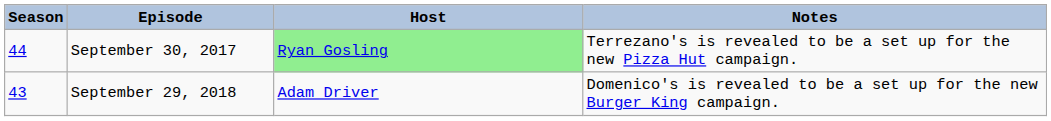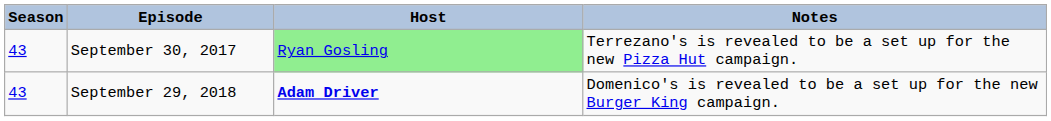(17, 51) 44 -> (17, 51) 43
(328, 94) normal -> (328, 94) bold
